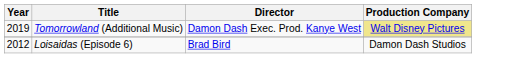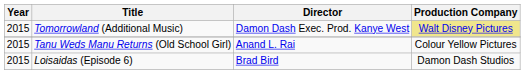(18, 28) 2019 -> (18, 28) 2015
+ row: (133, 45)
(18, 45) 2012 -> (18, 61) 2015
